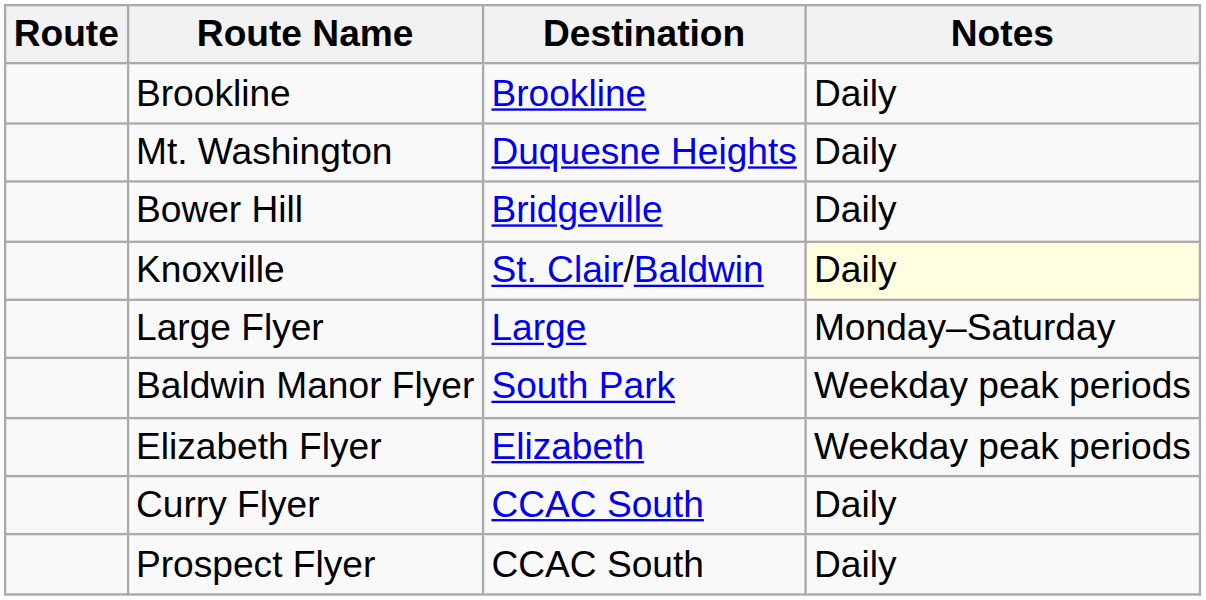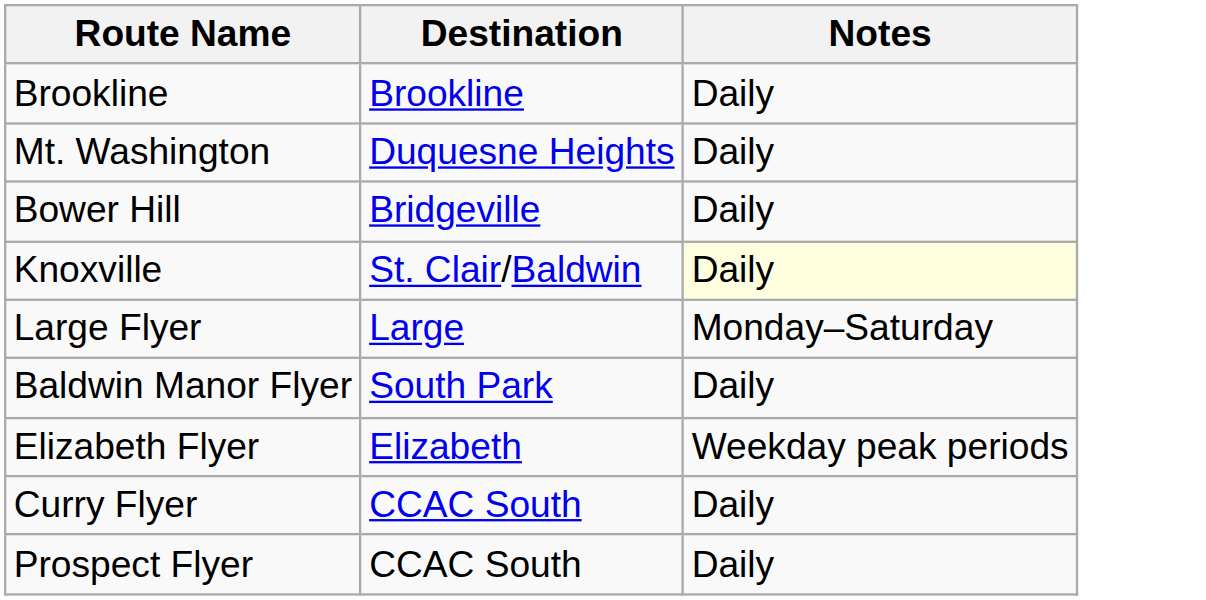- column: (66, 33)
(1002, 387) Weekday peak periods -> (733, 387) Daily
